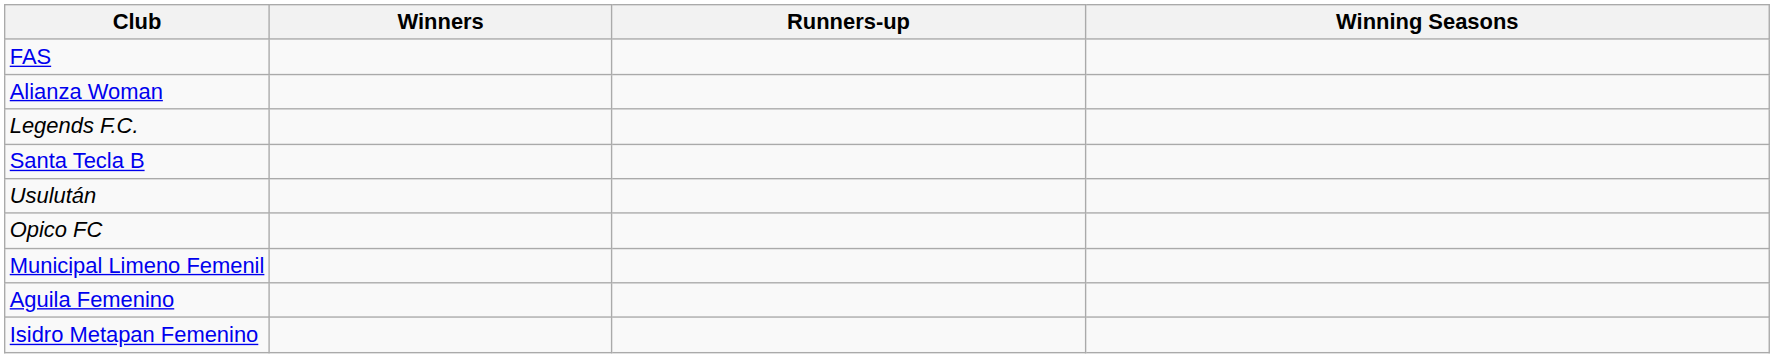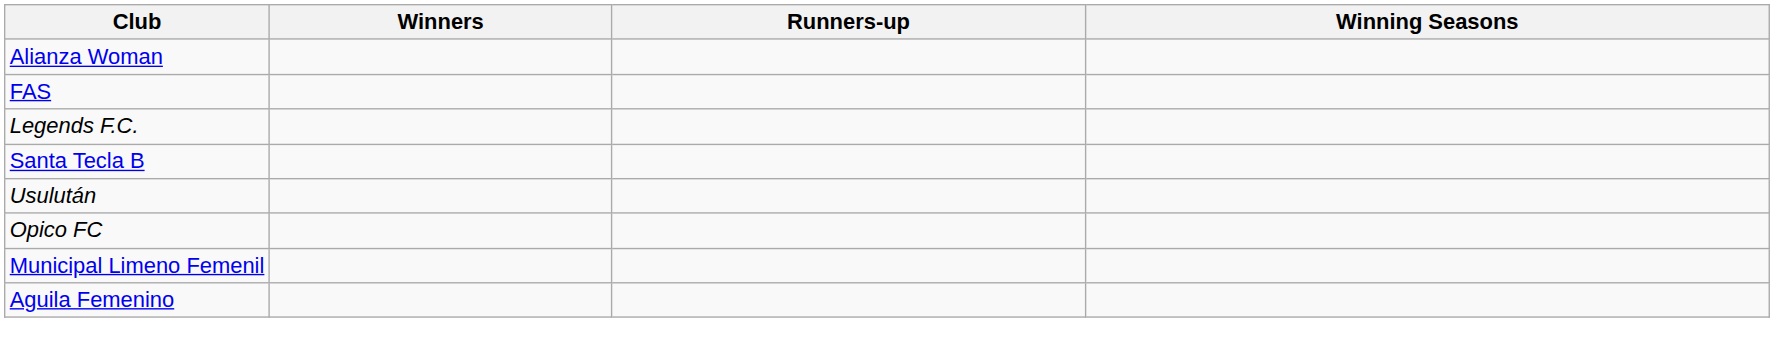rows swapped: (86, 91) <-> (30, 56)
- row: (134, 334)
